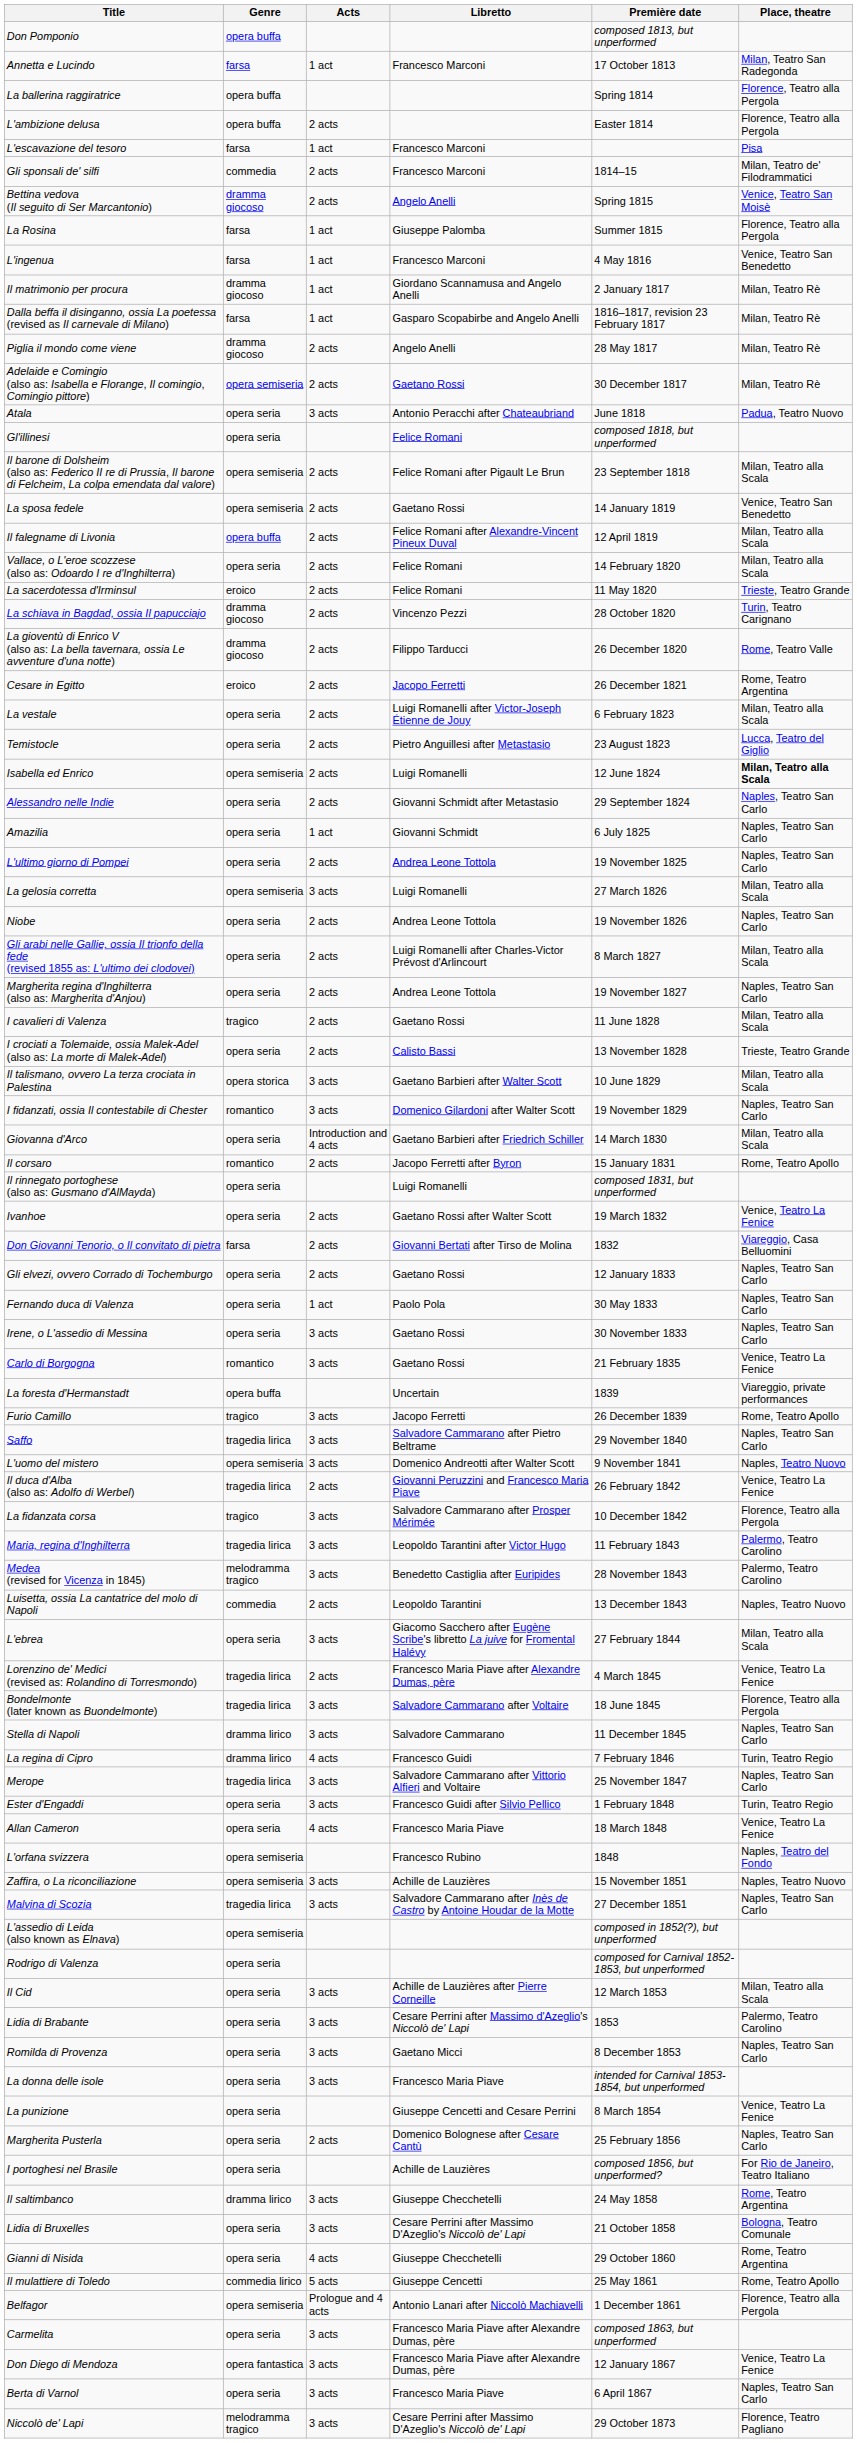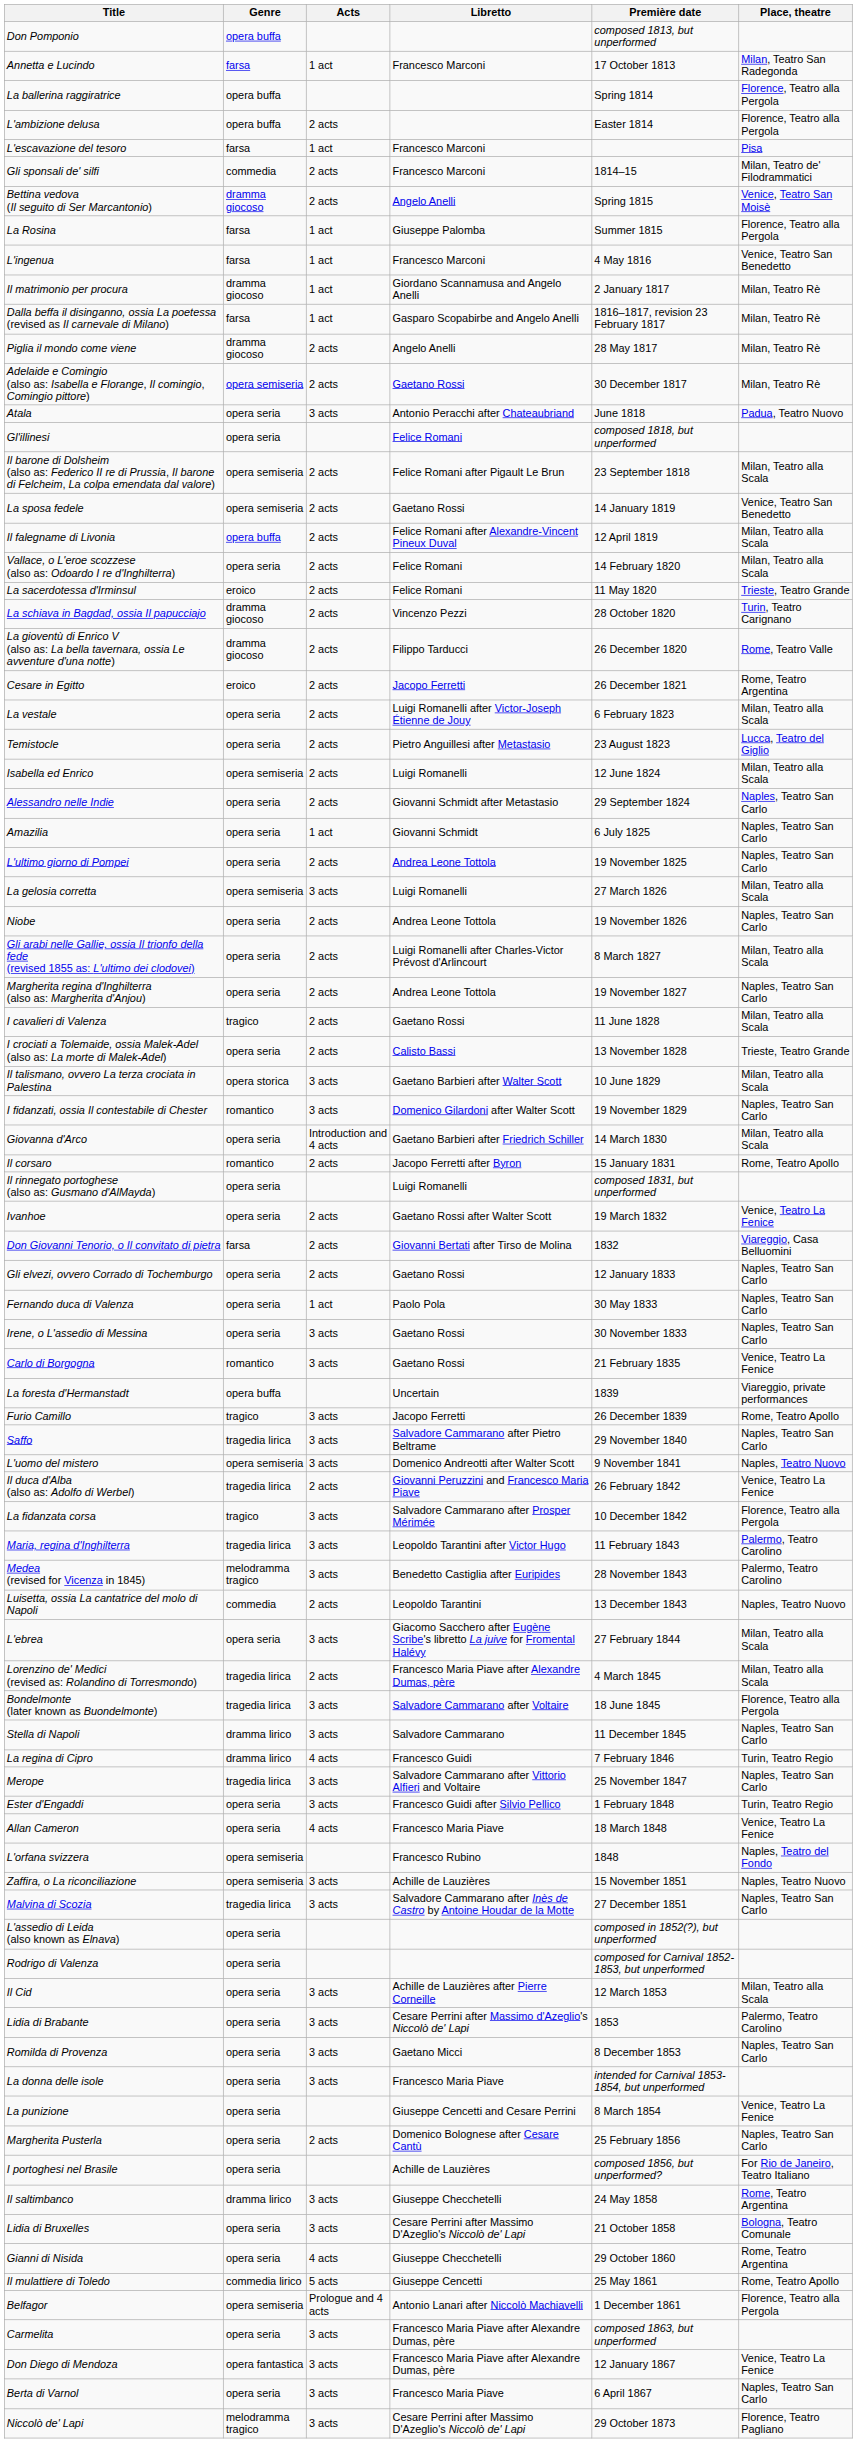(785, 773) bold -> (782, 773) normal
(783, 1675) Venice, Teatro La Fenice -> (782, 1675) Milan, Teatro alla Scala
(265, 1934) opera semiseria -> (253, 1934) opera seria
